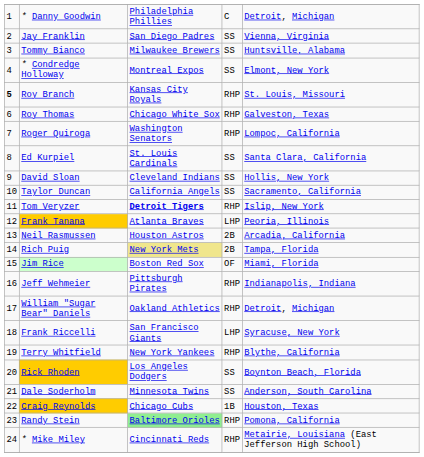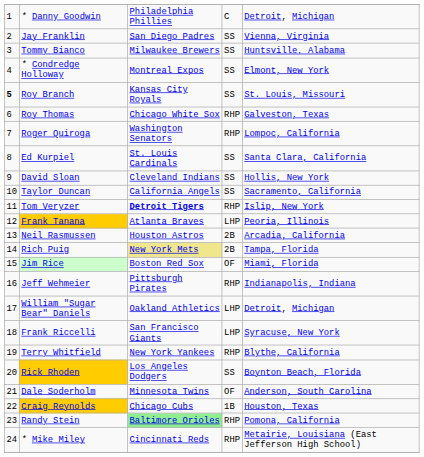(232, 95) RHP -> (229, 95) SS
(232, 308) RHP -> (232, 308) LHP
(229, 391) SS -> (229, 391) OF
